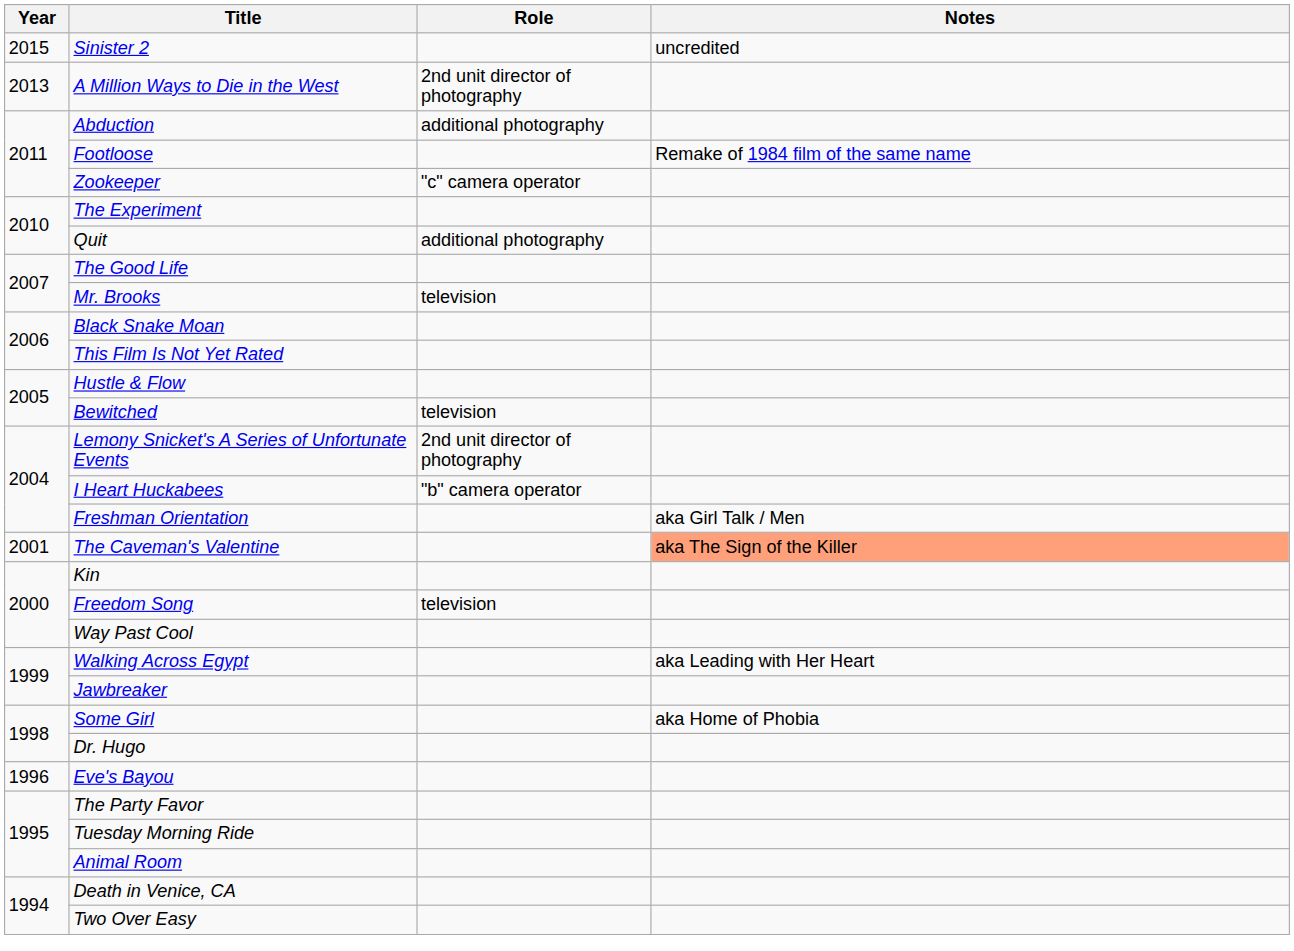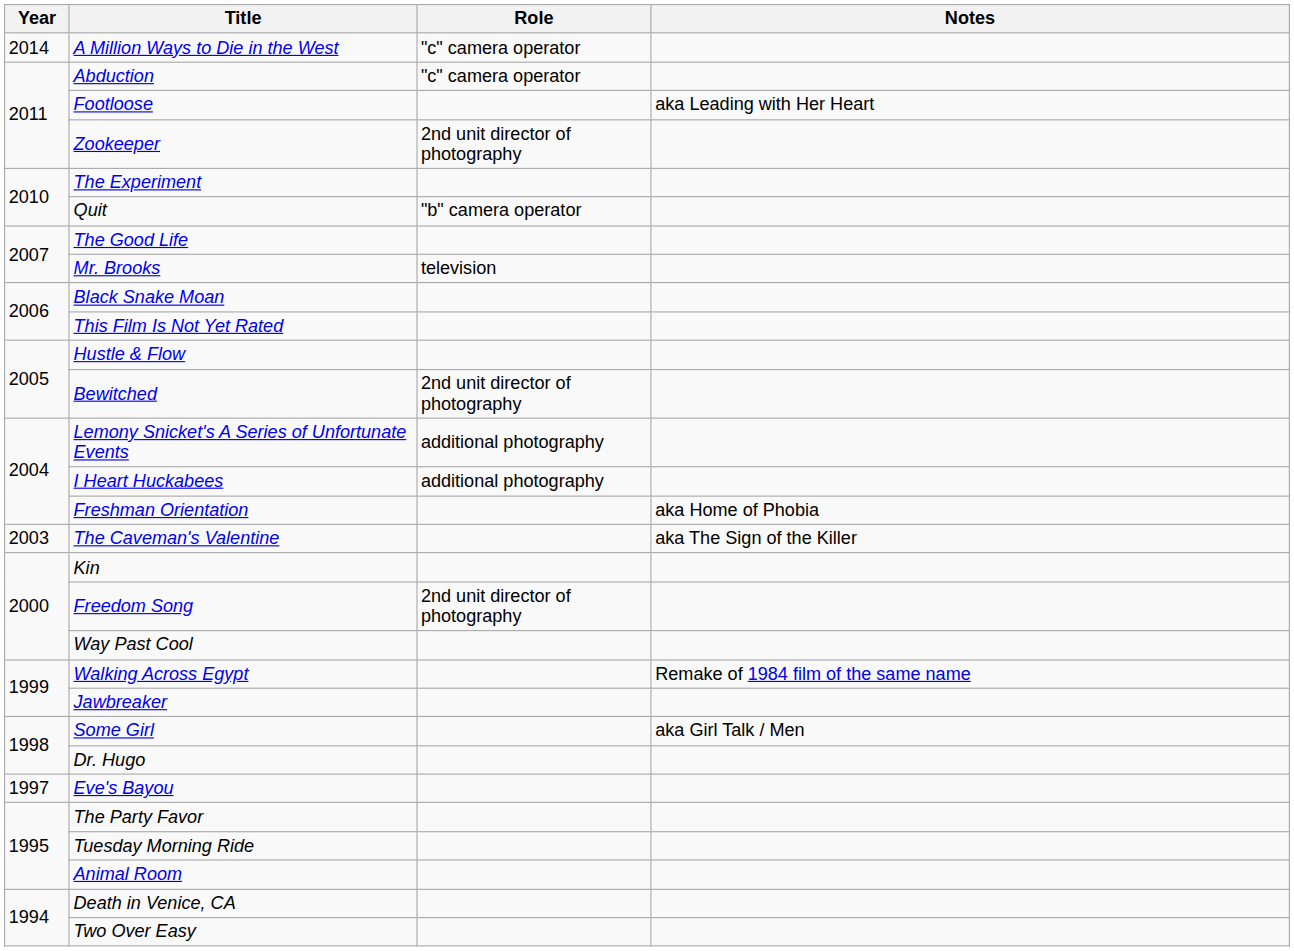- row: (111, 47)
(29, 86) 2013 -> (29, 47) 2014
(496, 86) 2nd unit director of photography -> (501, 47) "c" camera operator
(512, 125) additional photography -> (501, 76) "c" camera operator
(813, 153) Remake of 1984 film of the same name -> (765, 104) aka Leading with Her Heart
(501, 182) "c" camera operator -> (496, 143) 2nd unit director of photography
(512, 239) additional photography -> (501, 211) "b" camera operator
(459, 411) television -> (496, 393) 2nd unit director of photography
(496, 450) 2nd unit director of photography -> (512, 442) additional photography
(501, 489) "b" camera operator -> (512, 481) additional photography
(730, 518) aka Girl Talk / Men -> (737, 509) aka Home of Phobia
(29, 546) 2001 -> (29, 538) 2003
(756, 546) lightsalmon background -> (756, 538) no background
(459, 604) television -> (496, 606) 2nd unit director of photography
(765, 661) aka Leading with Her Heart -> (813, 673) Remake of 1984 film of the same name
(737, 719) aka Home of Phobia -> (730, 731) aka Girl Talk / Men
(29, 776) 1996 -> (29, 788) 1997
